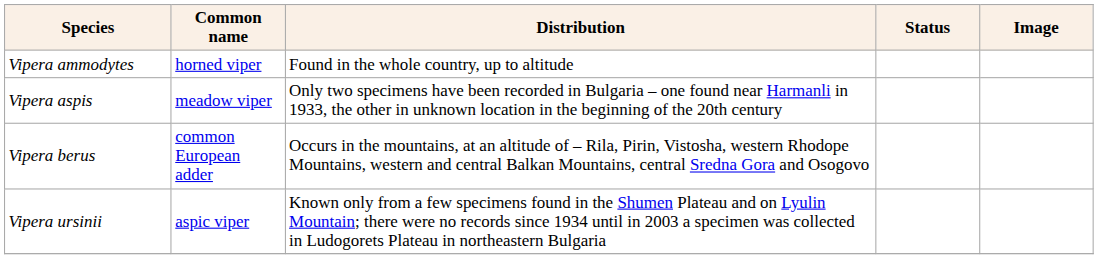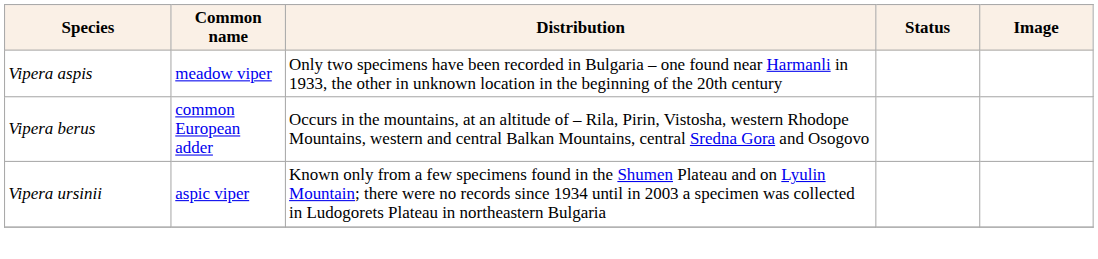- row: (71, 63)
